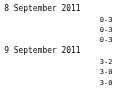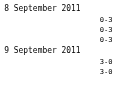- row: (44, 61)
